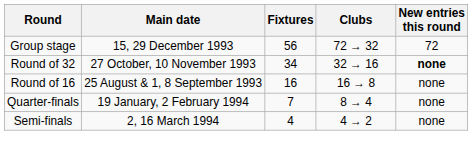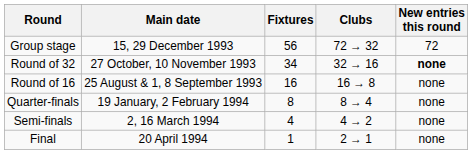(290, 102) 7 -> (290, 102) 8
+ row: (43, 139)
